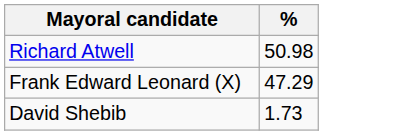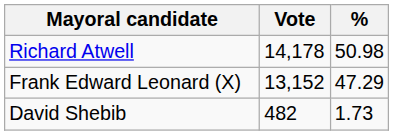+ column: (295, 20)
